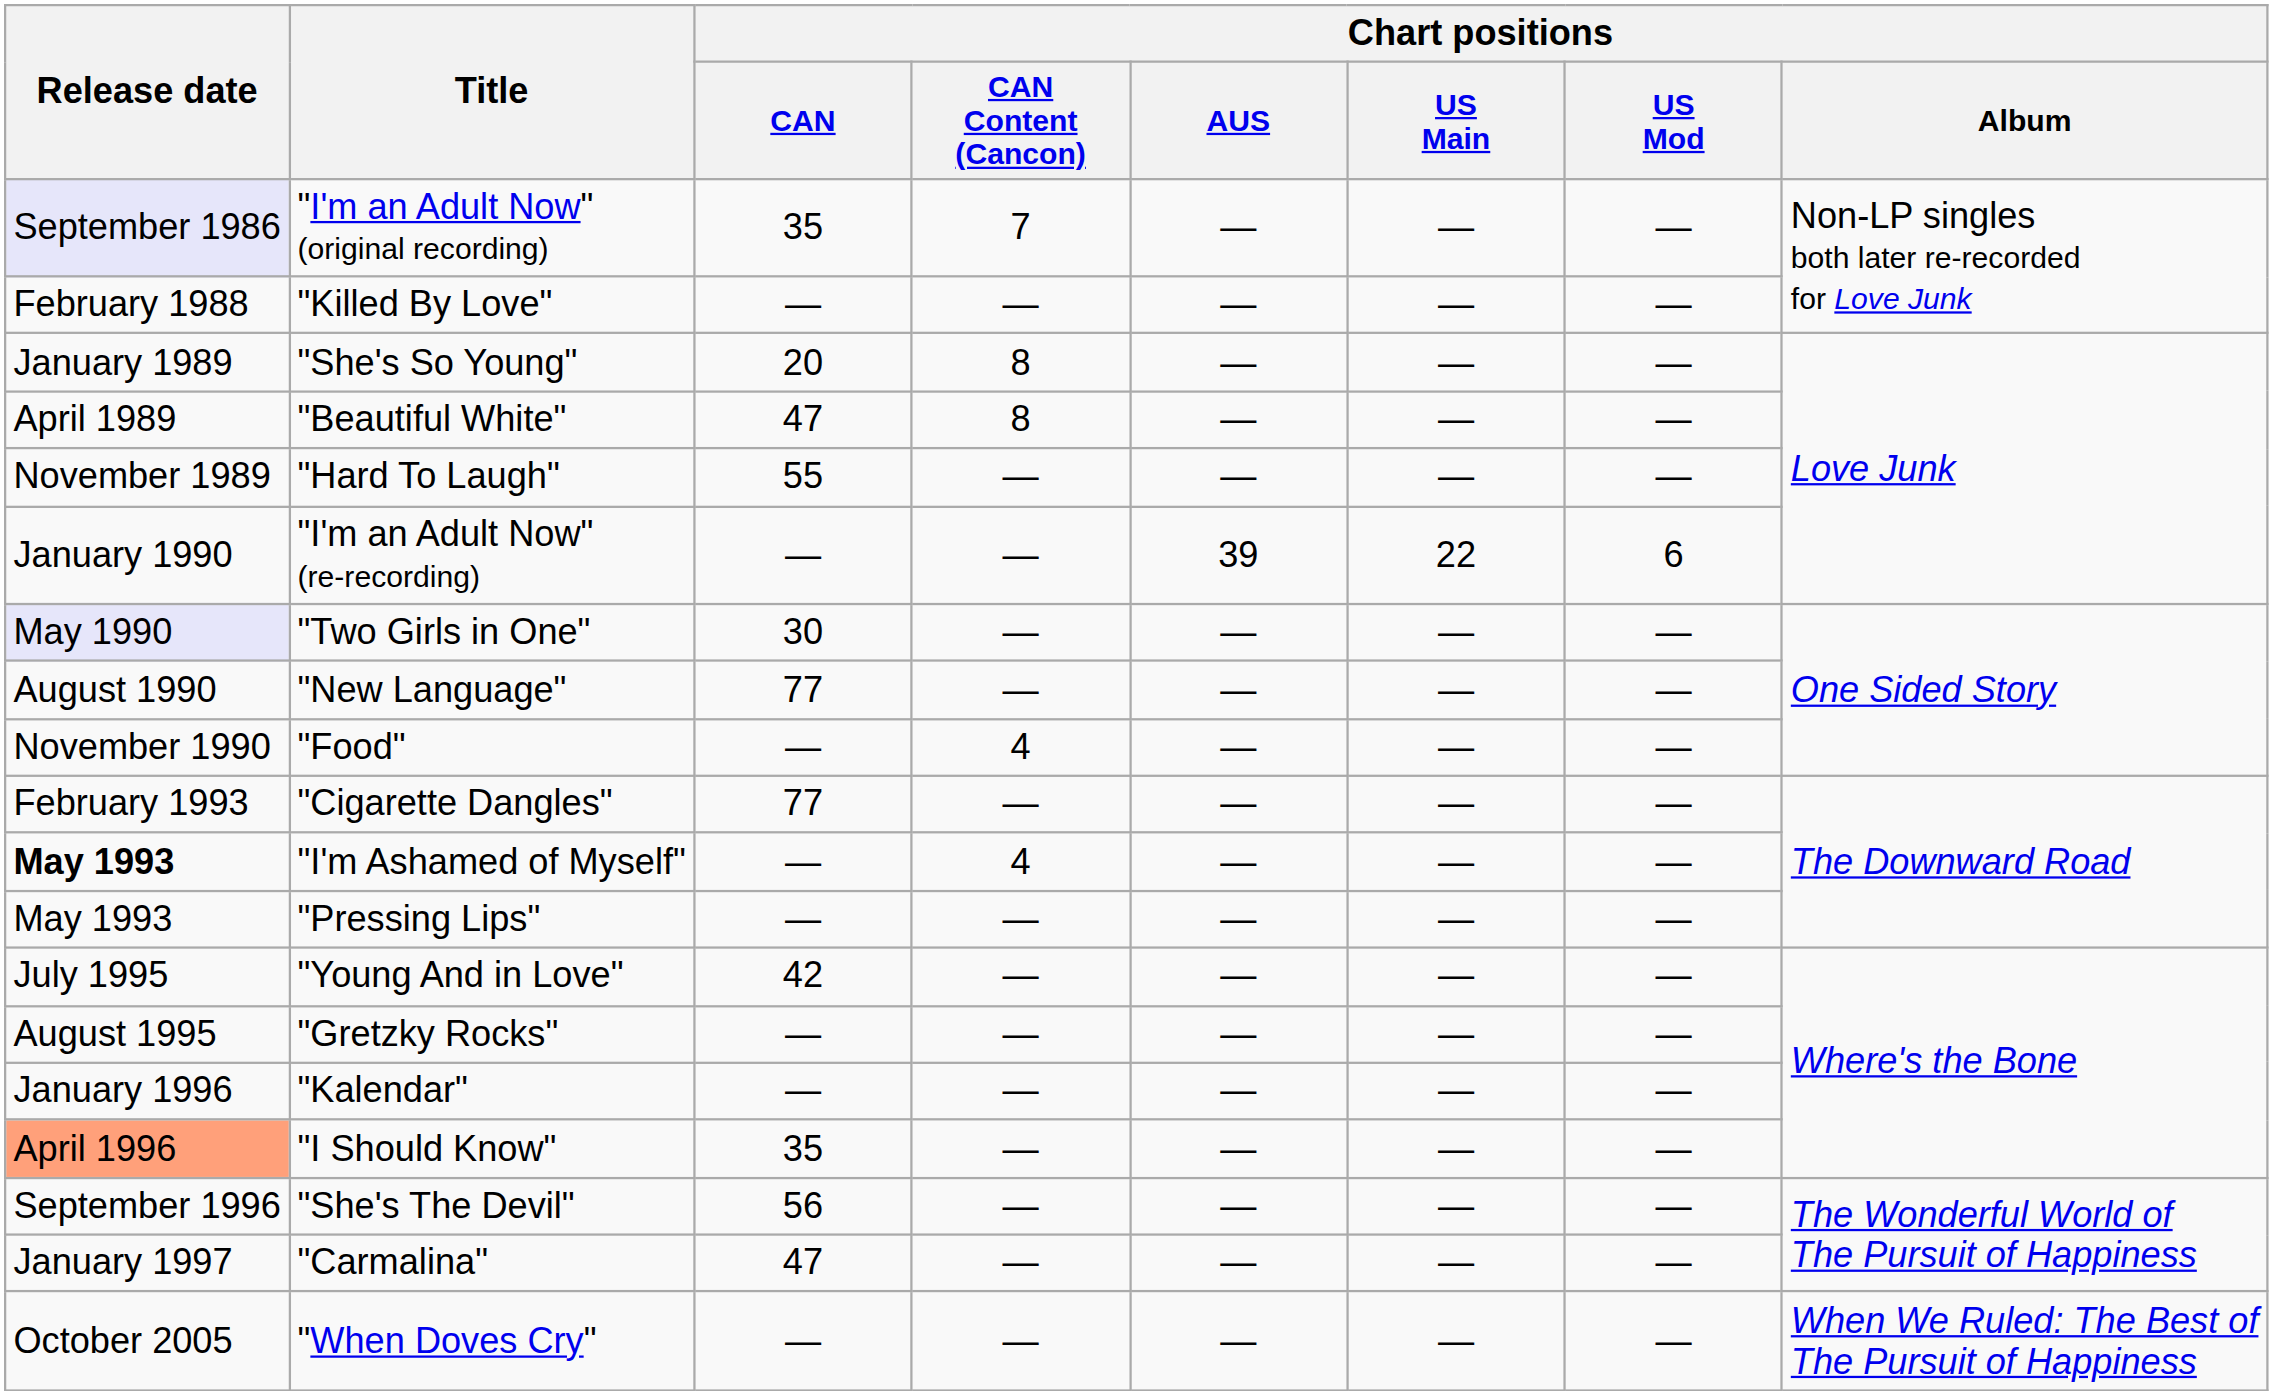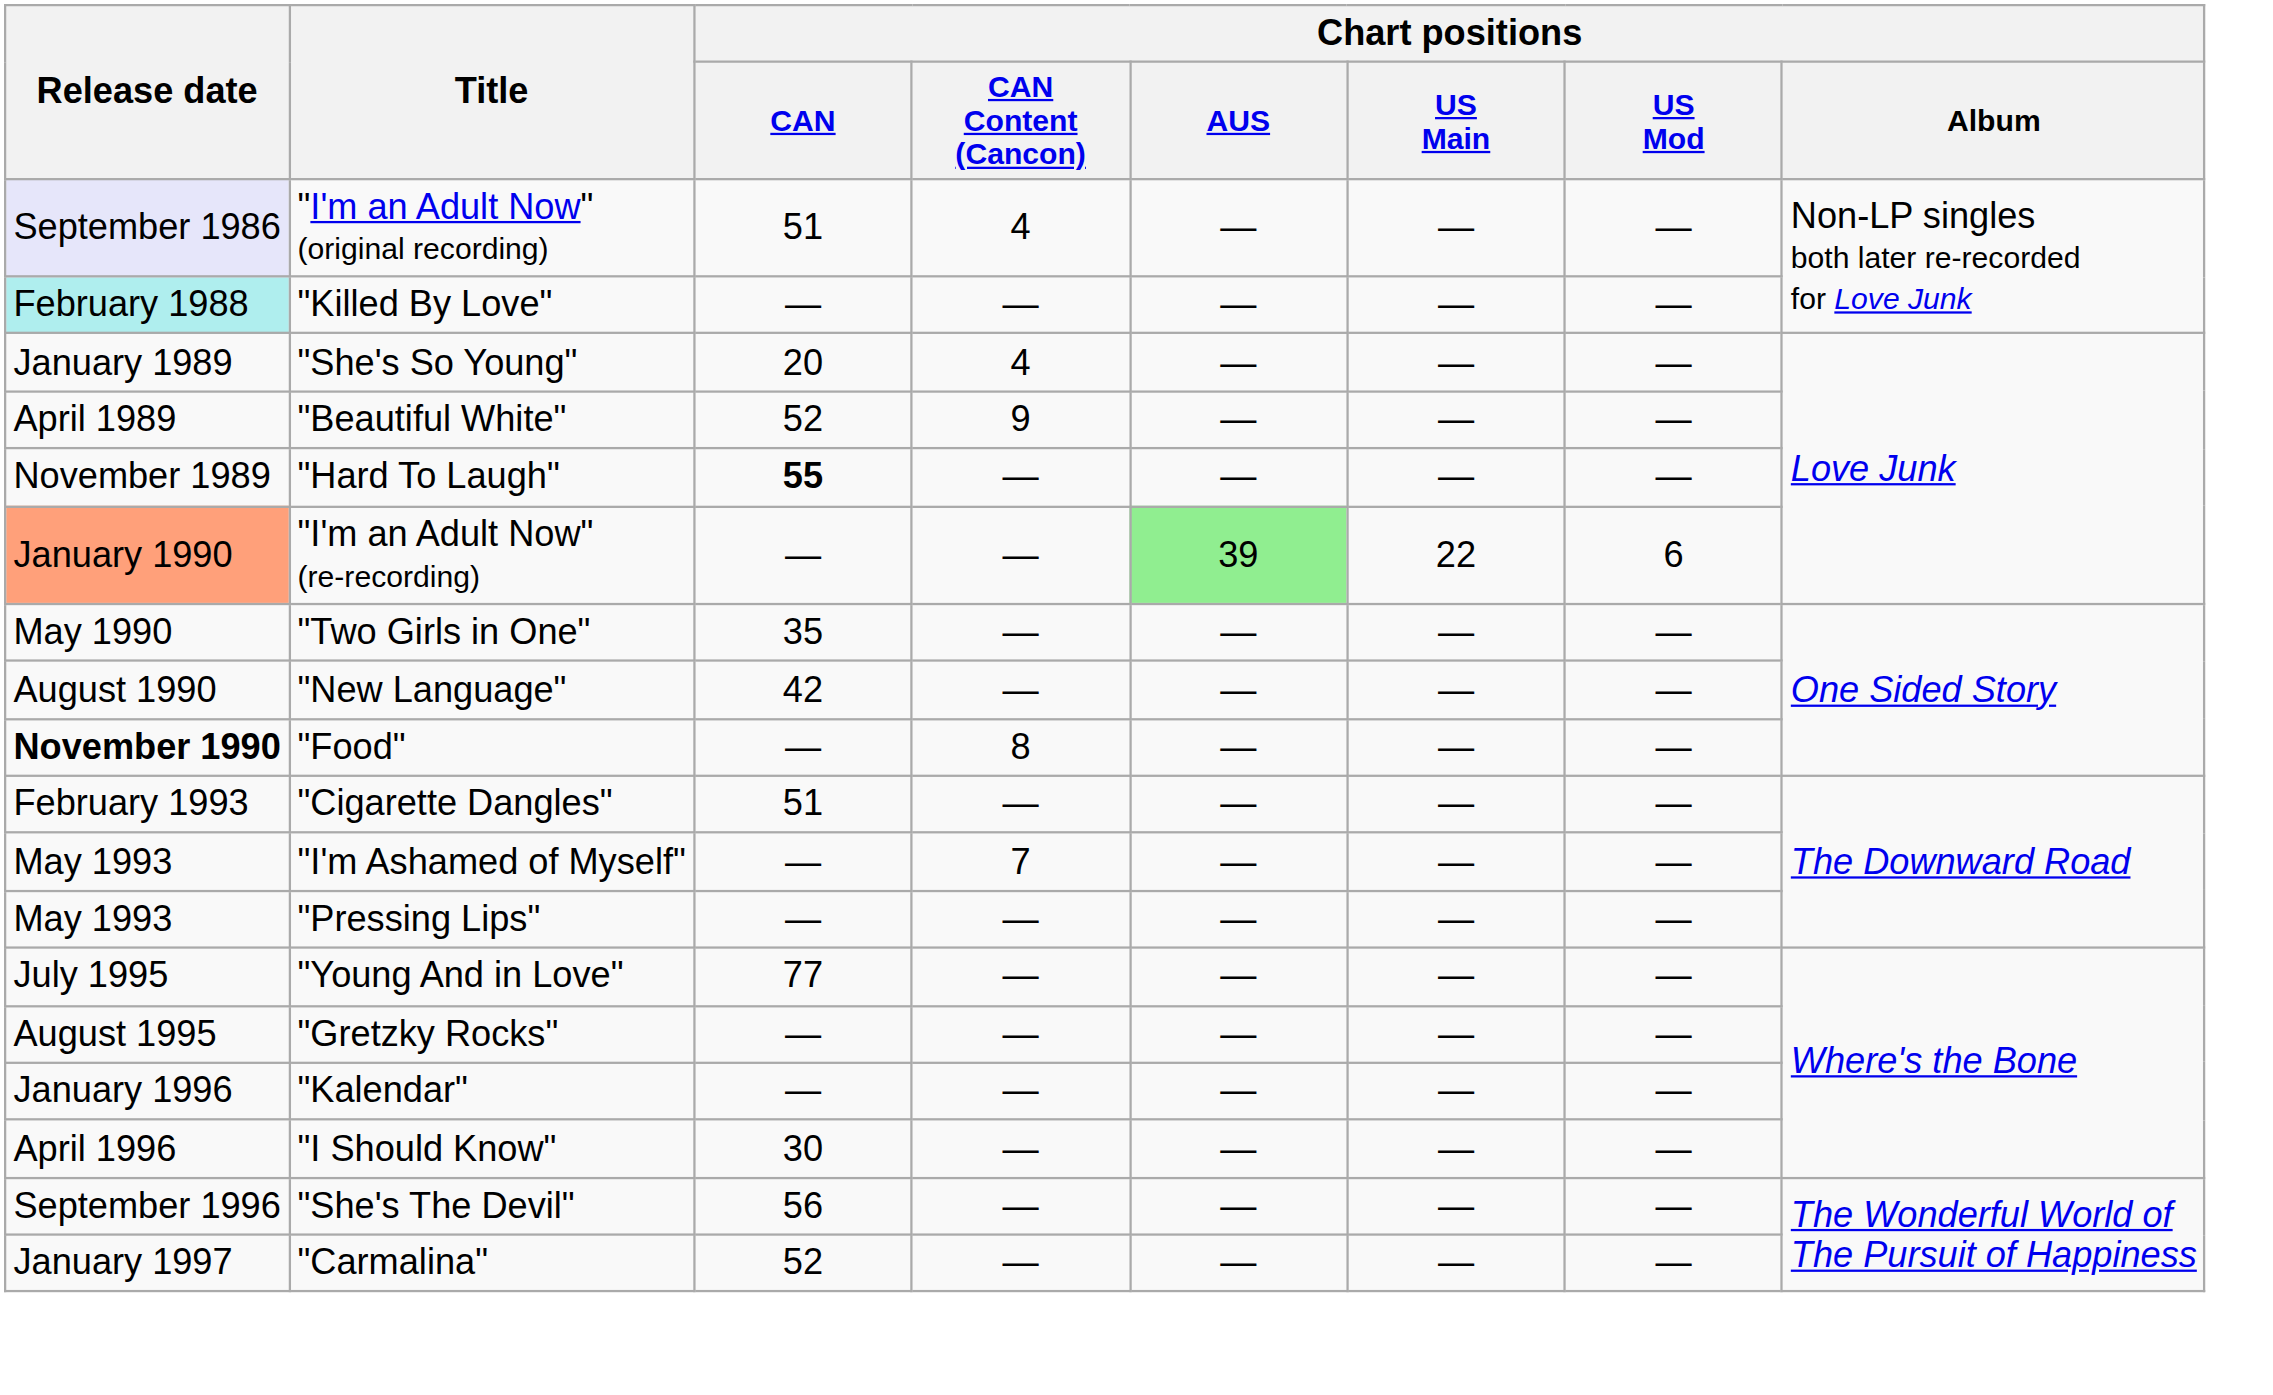(803, 226) 35 -> (803, 226) 51
(1021, 226) 7 -> (1021, 226) 4
(131, 304) no background -> (131, 304) paleturquoise background
(1021, 361) 8 -> (1021, 361) 4
(803, 419) 47 -> (803, 419) 52
(1021, 419) 8 -> (1021, 419) 9
(803, 476) normal -> (803, 476) bold
(123, 554) no background -> (123, 554) lightsalmon background
(1238, 554) no background -> (1238, 554) lightgreen background
(93, 631) lavender background -> (93, 631) no background
(803, 631) 30 -> (803, 631) 35
(803, 689) 77 -> (803, 689) 42
(142, 746) normal -> (147, 746) bold
(1021, 746) 4 -> (1021, 746) 8
(803, 803) 77 -> (803, 803) 51
(94, 861) bold -> (93, 861) normal
(1021, 861) 4 -> (1021, 861) 7
(803, 976) 42 -> (803, 976) 77
(95, 1148) lightsalmon background -> (95, 1148) no background
(803, 1148) 35 -> (803, 1148) 30
(803, 1262) 47 -> (803, 1262) 52
- row: (447, 1340)
